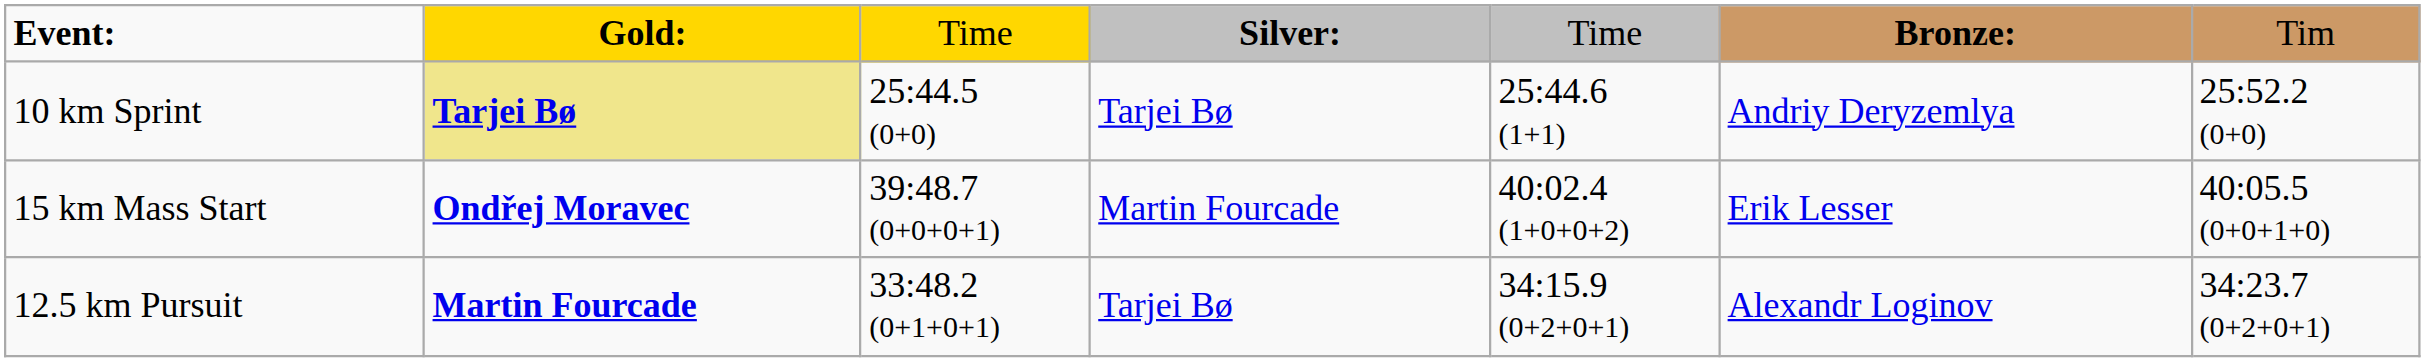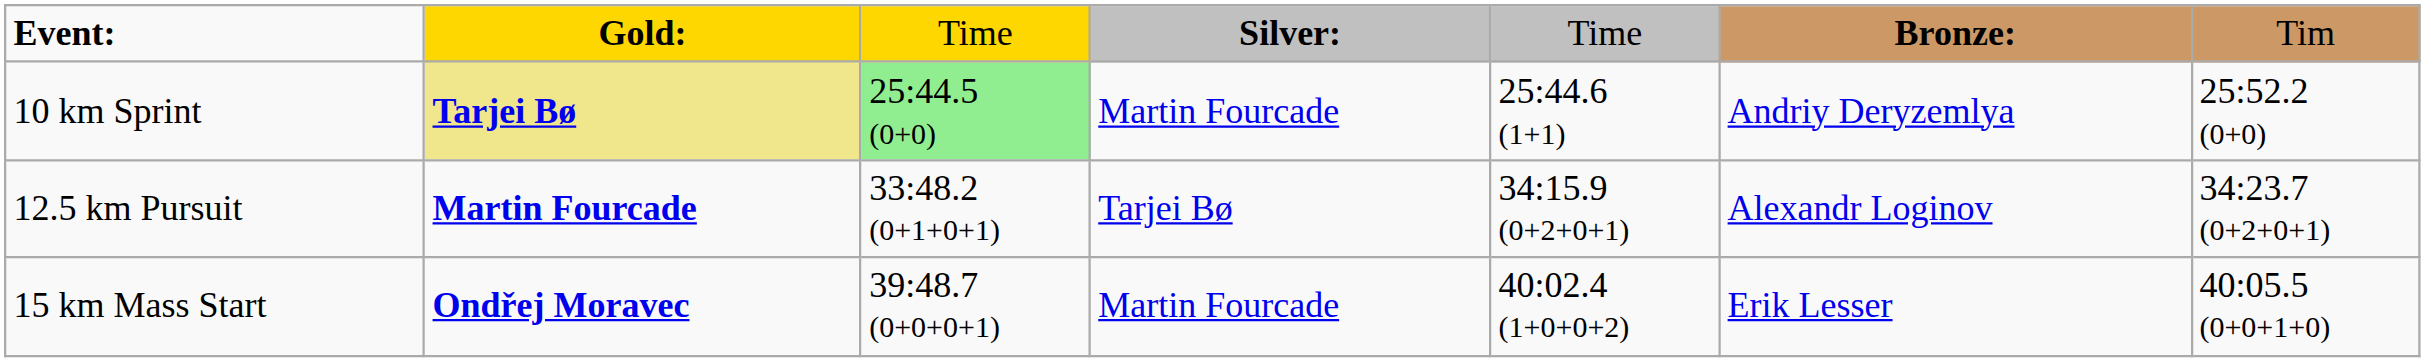(924, 110) no background -> (924, 110) lightgreen background
(1165, 110) Tarjei Bø -> (1219, 110) Martin Fourcade
rows swapped: (128, 305) <-> (140, 207)
